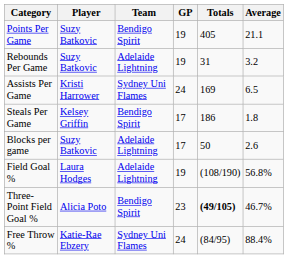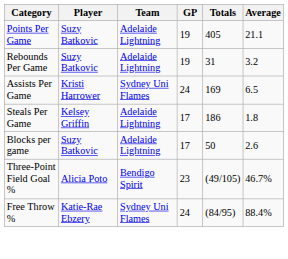(135, 34) Bendigo Spirit -> (140, 34) Adelaide Lightning
(135, 117) Bendigo Spirit -> (140, 117) Adelaide Lightning
- row: (28, 173)
(218, 206) bold -> (223, 179) normal
